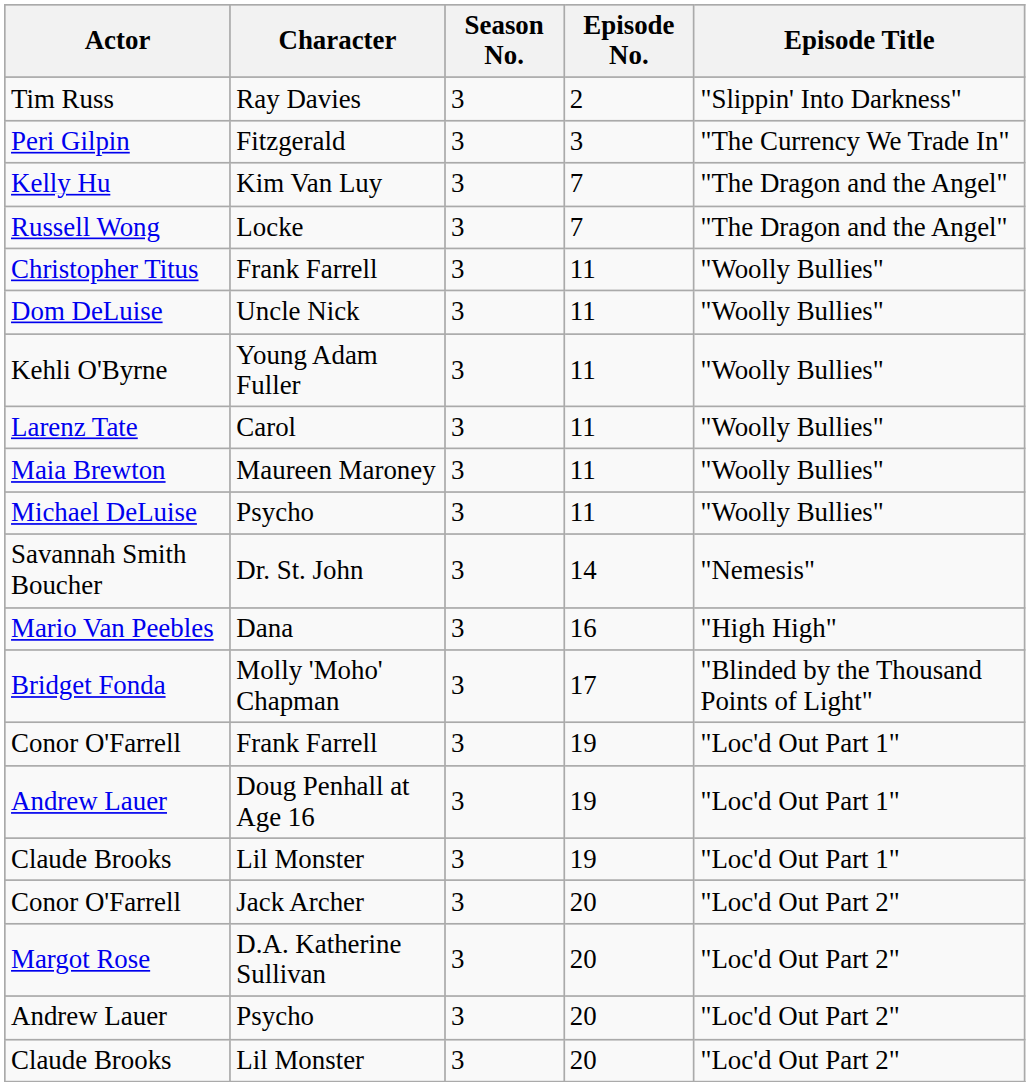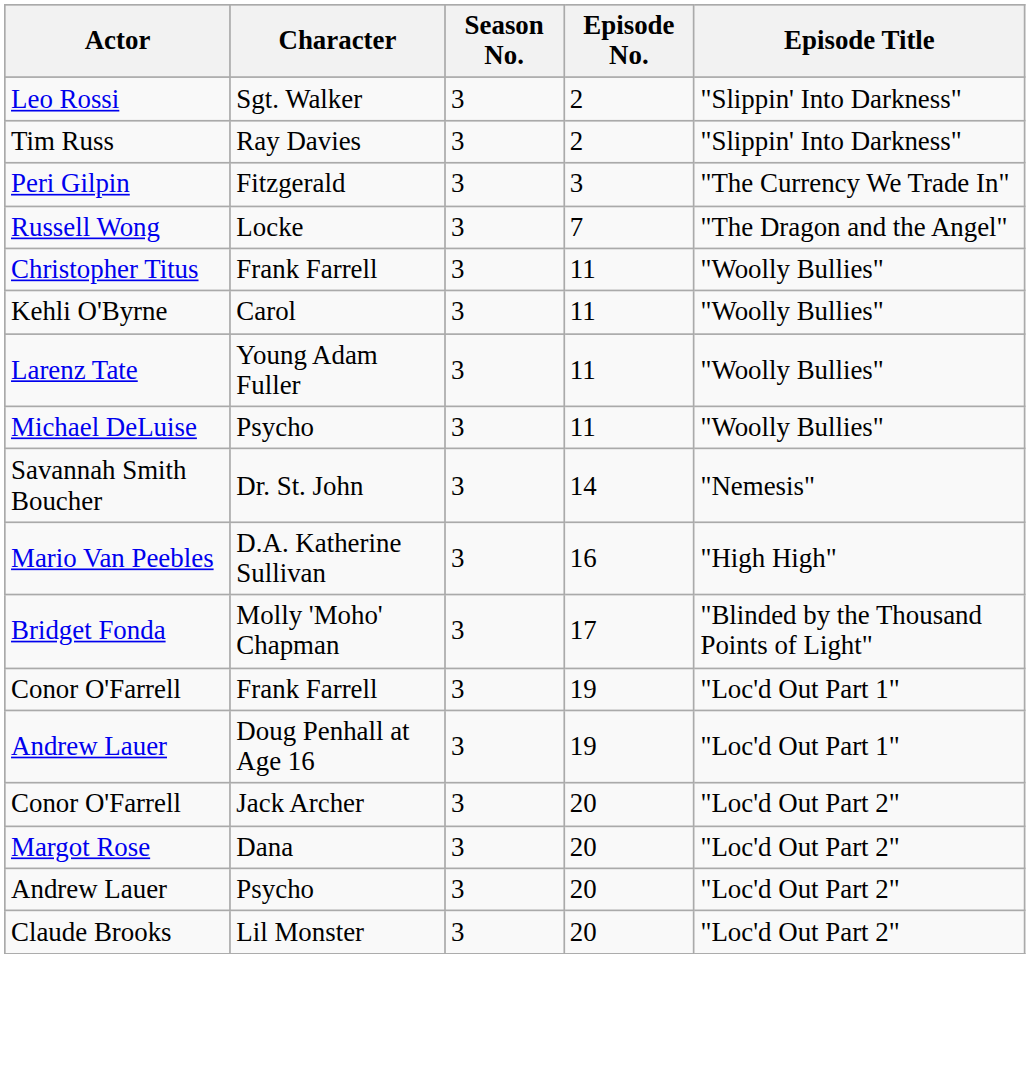+ row: (65, 98)
- row: (61, 183)
- row: (87, 311)
(307, 369) Young Adam Fuller -> (266, 311) Carol
(266, 427) Carol -> (307, 369) Young Adam Fuller
- row: (88, 469)
(265, 628) Dana -> (319, 557) D.A. Katherine Sullivan
- row: (91, 859)
(319, 959) D.A. Katherine Sullivan -> (265, 846) Dana
